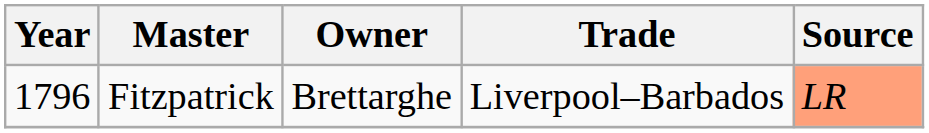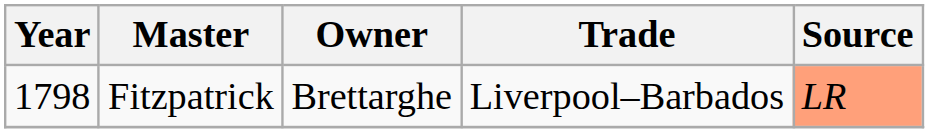(52, 95) 1796 -> (52, 95) 1798
